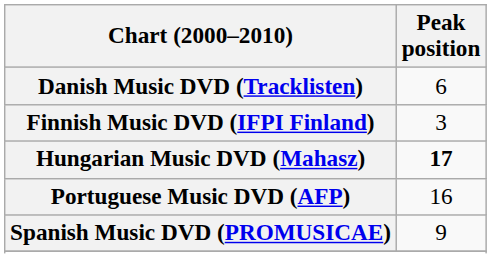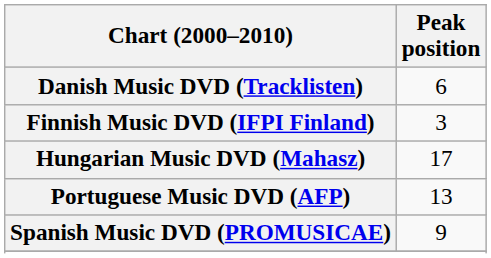(441, 159) bold -> (441, 159) normal
(441, 196) 16 -> (441, 196) 13
